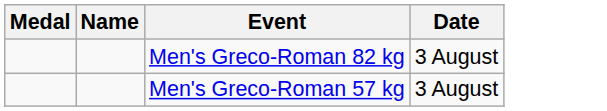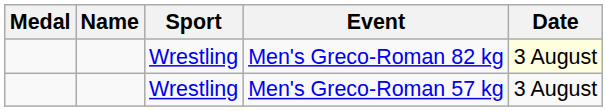+ column: (194, 22)
(456, 56) no background -> (555, 56) lightyellow background
